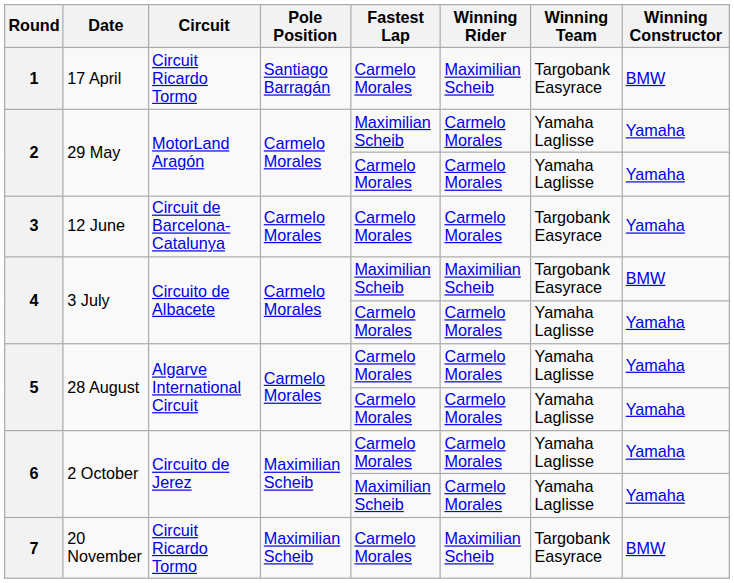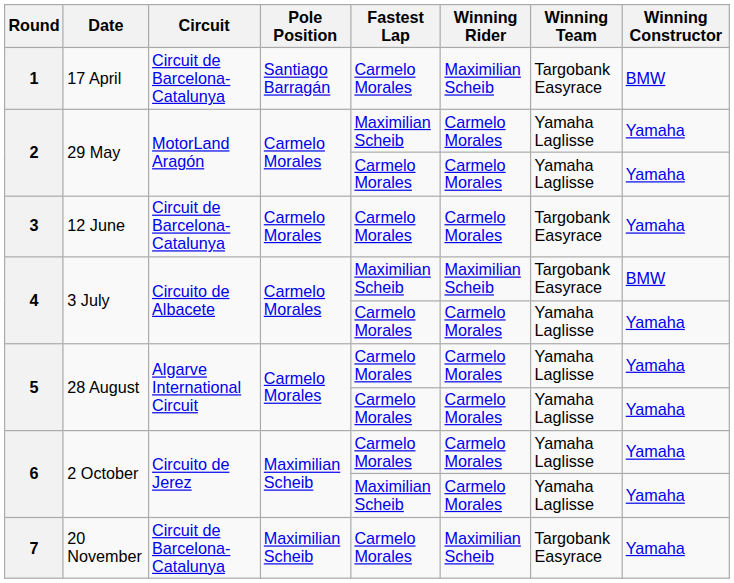(180, 78) Circuit Ricardo Tormo -> (191, 78) Circuit de Barcelona-Catalunya
(180, 547) Circuit Ricardo Tormo -> (191, 547) Circuit de Barcelona-Catalunya
(646, 547) BMW -> (655, 547) Yamaha
